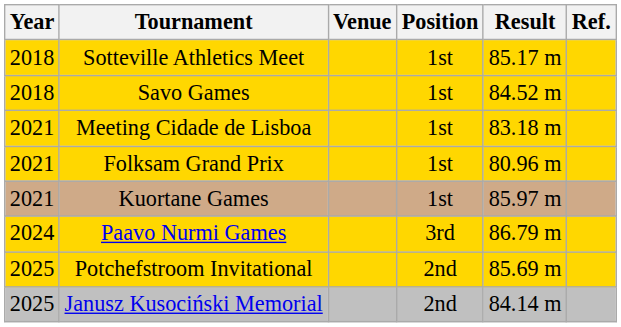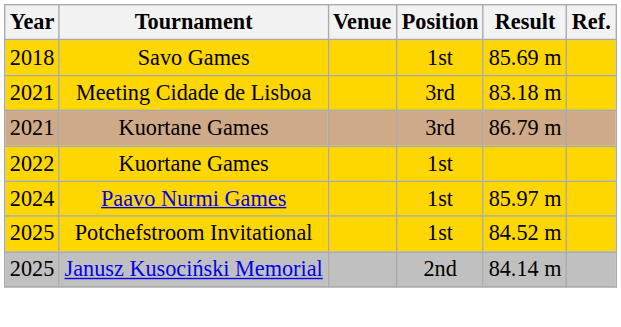- row: (32, 57)
(525, 92) 84.52 m -> (525, 57) 85.69 m
(440, 127) 1st -> (440, 92) 3rd
- row: (32, 163)
(440, 198) 1st -> (440, 127) 3rd
(525, 198) 85.97 m -> (525, 127) 86.79 m
+ row: (32, 163)
(440, 233) 3rd -> (440, 198) 1st
(525, 233) 86.79 m -> (525, 198) 85.97 m
(440, 269) 2nd -> (440, 233) 1st
(525, 269) 85.69 m -> (525, 233) 84.52 m
